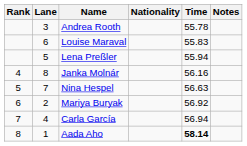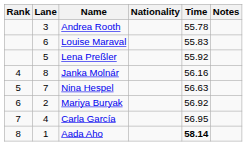(196, 57) 55.94 -> (196, 57) 55.92
(196, 118) 56.94 -> (196, 118) 56.95
